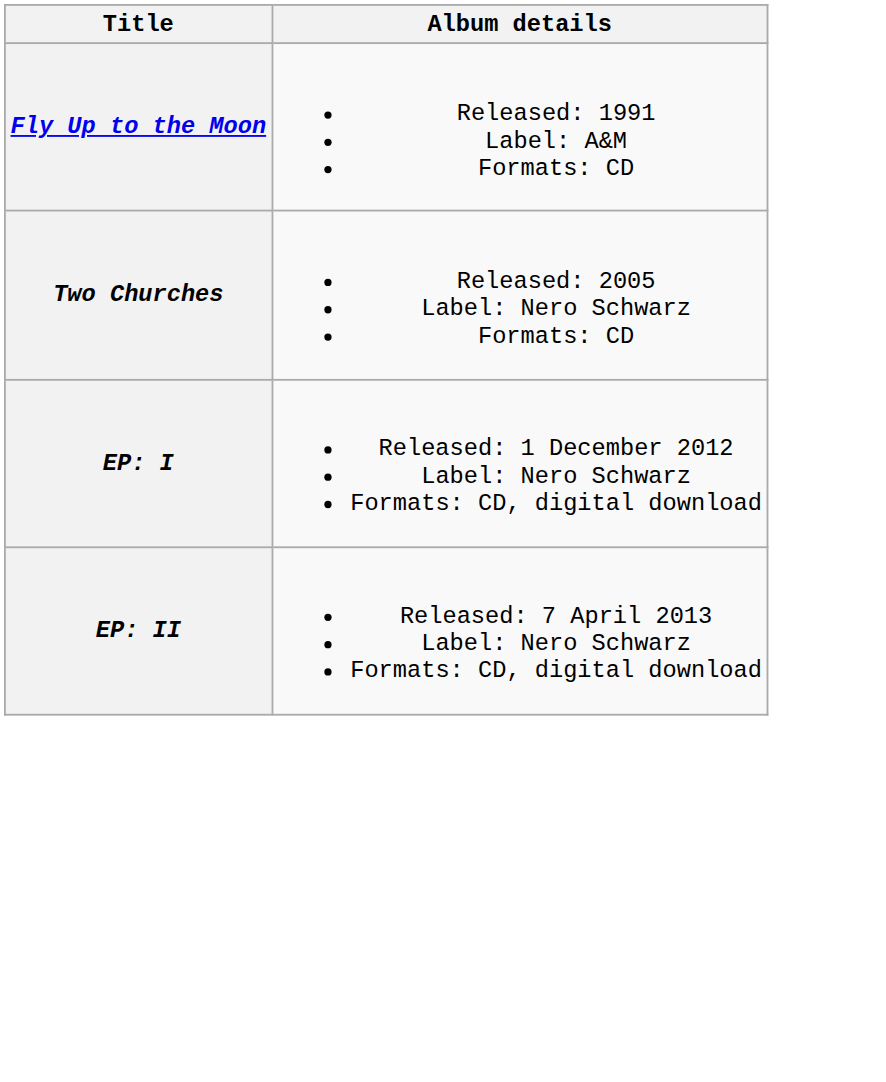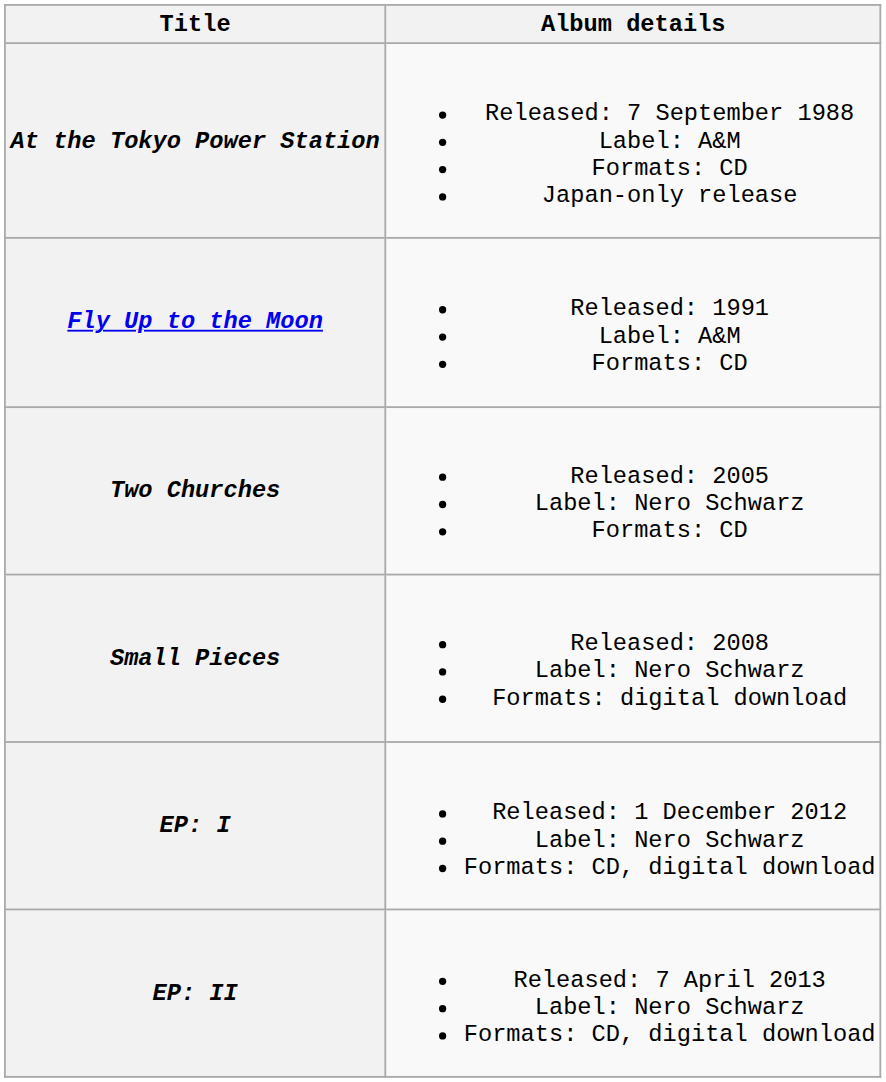+ row: (195, 141)
+ row: (195, 658)
